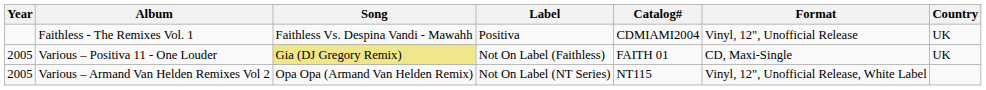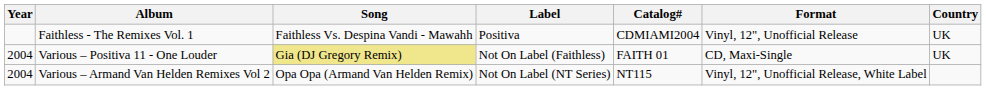(20, 54) 2005 -> (20, 54) 2004
(20, 74) 2005 -> (20, 74) 2004
